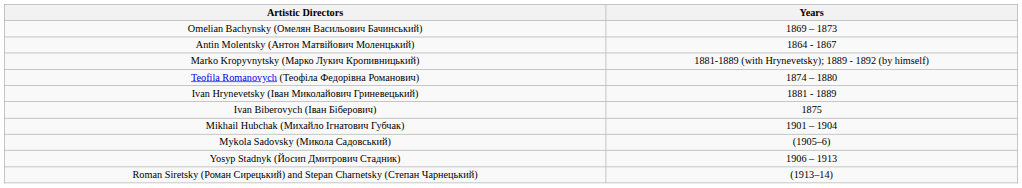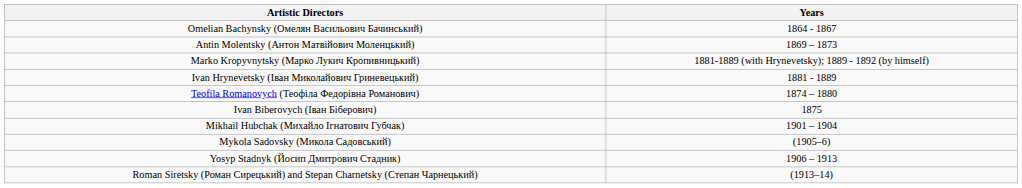(812, 28) 1869 – 1873 -> (812, 28) 1864 - 1867
(812, 45) 1864 - 1867 -> (812, 45) 1869 – 1873
rows swapped: (305, 77) <-> (305, 93)
